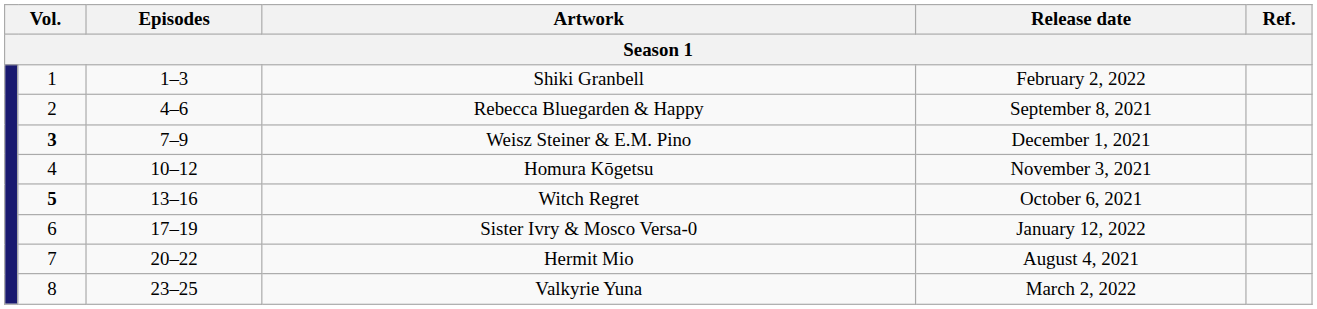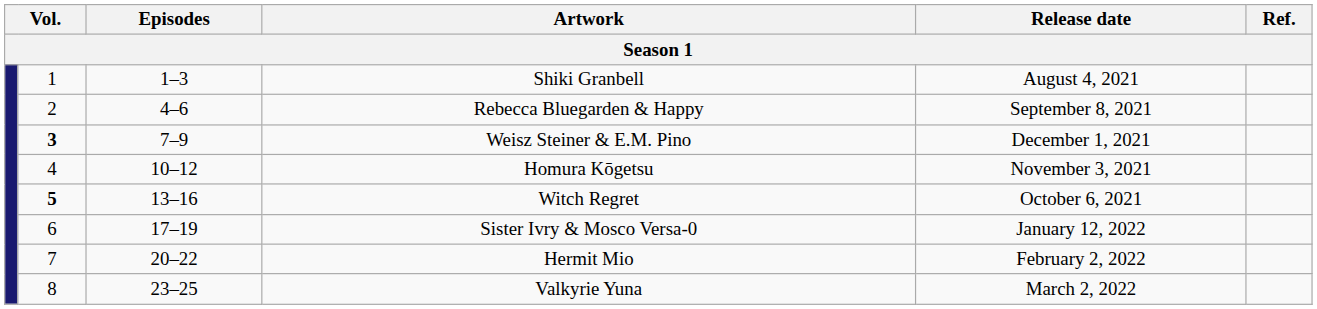(1081, 79) February 2, 2022 -> (1081, 79) August 4, 2021
(1081, 259) August 4, 2021 -> (1081, 259) February 2, 2022
